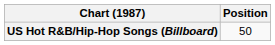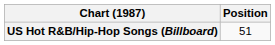(245, 31) 50 -> (245, 31) 51
